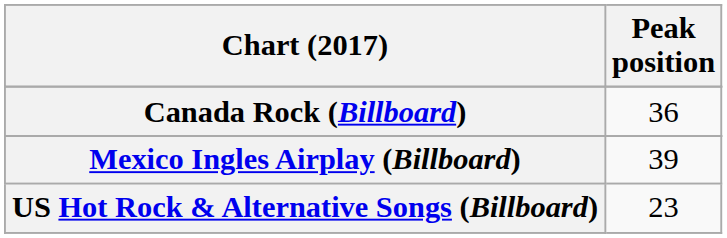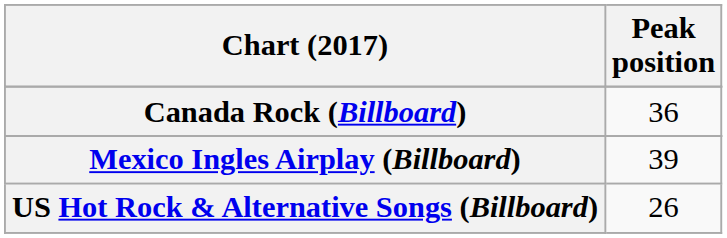(664, 207) 23 -> (664, 207) 26
